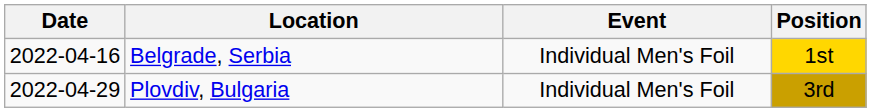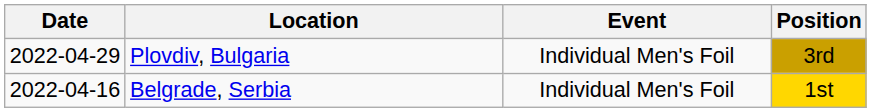rows swapped: (211, 55) <-> (210, 90)
